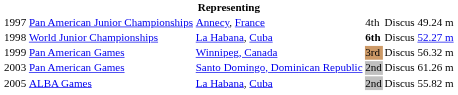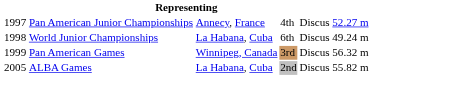(436, 22) 49.24 m -> (350, 22) 52.27 m
(373, 37) bold -> (287, 37) normal
(436, 37) 52.27 m -> (350, 37) 49.24 m
- row: (15, 68)
